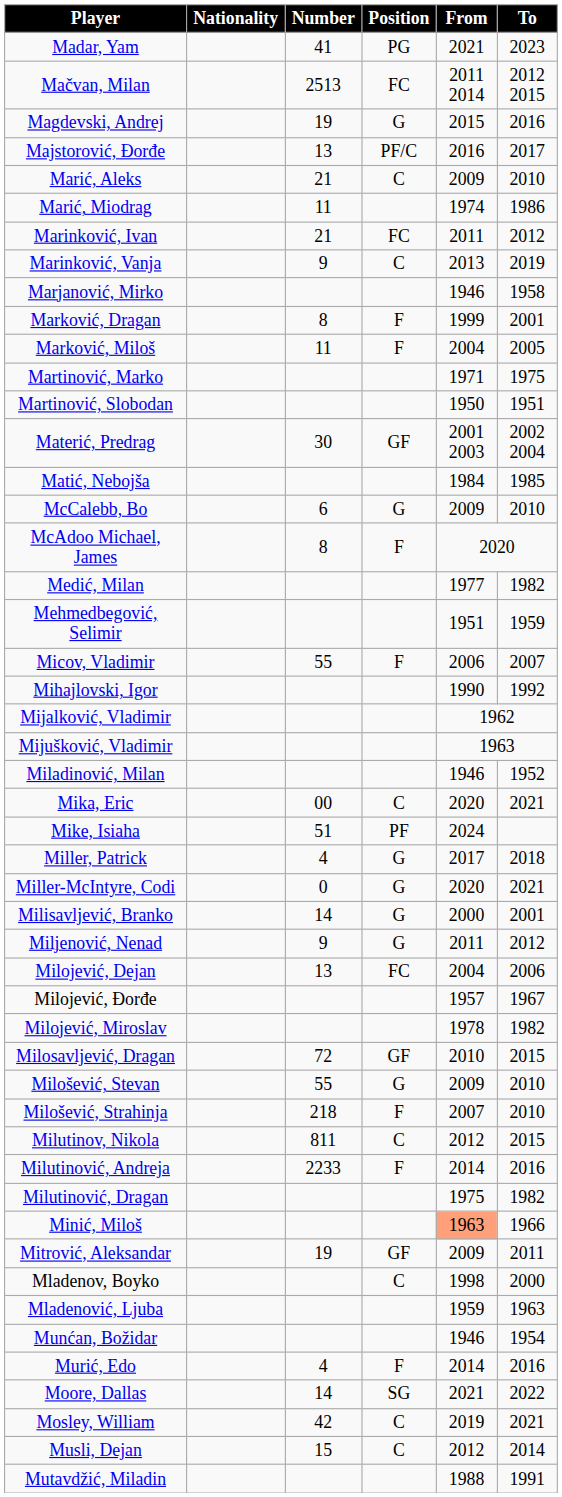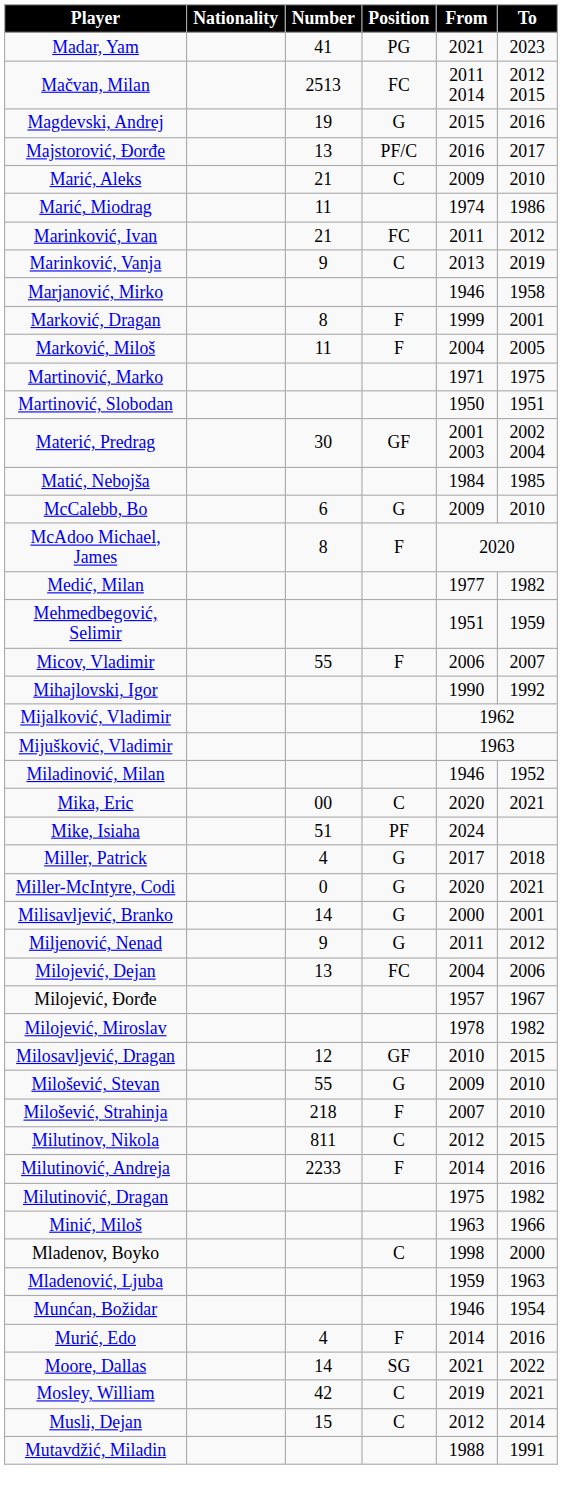(323, 1056) 72 -> (323, 1056) 12
(467, 1225) lightsalmon background -> (467, 1225) no background
- row: (96, 1253)
